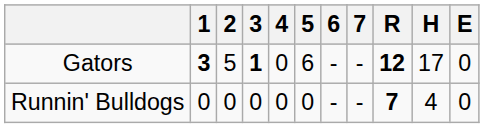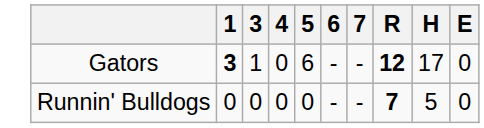- column: (230, 24)
(256, 63) bold -> (256, 63) normal
(431, 102) 4 -> (431, 102) 5
